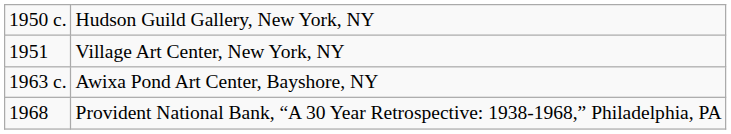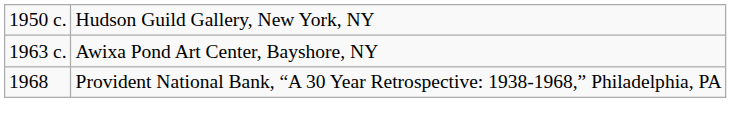- row: (210, 50)
